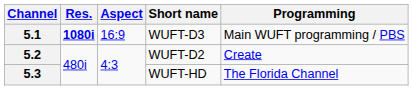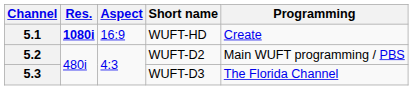(177, 34) WUFT-D3 -> (178, 34) WUFT-HD
(314, 34) Main WUFT programming / PBS -> (243, 34) Create
(243, 54) Create -> (314, 54) Main WUFT programming / PBS
(178, 74) WUFT-HD -> (177, 74) WUFT-D3
